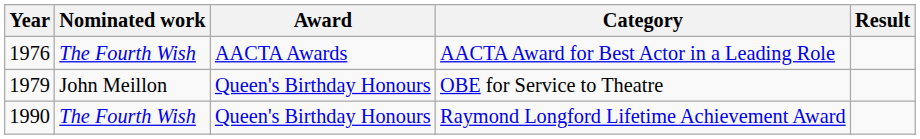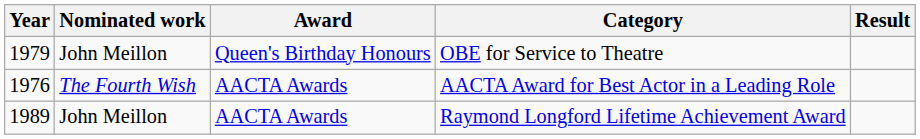rows swapped: (638, 52) <-> (552, 85)
(30, 117) 1990 -> (30, 117) 1989
(128, 117) The Fourth Wish -> (113, 117) John Meillon
(323, 117) Queen's Birthday Honours -> (281, 117) AACTA Awards
